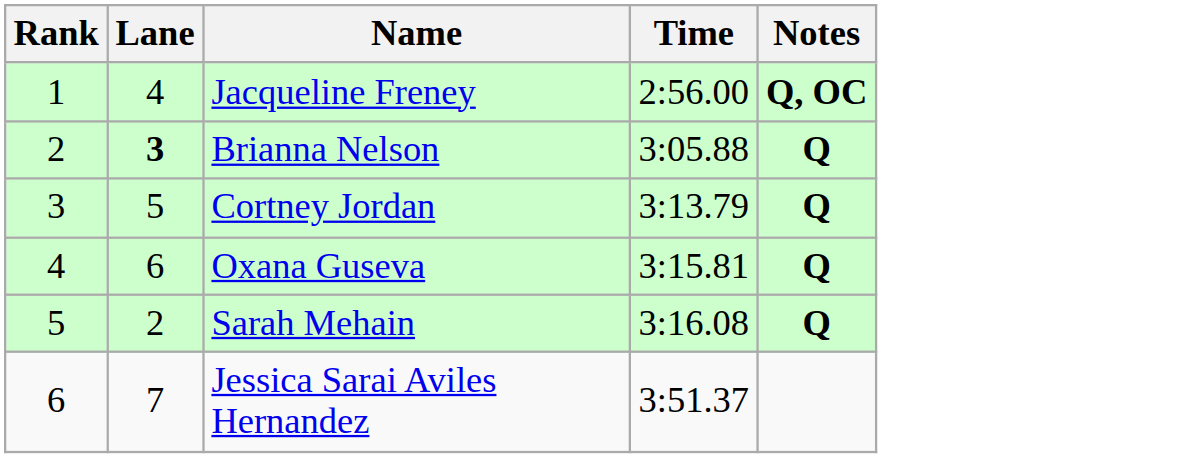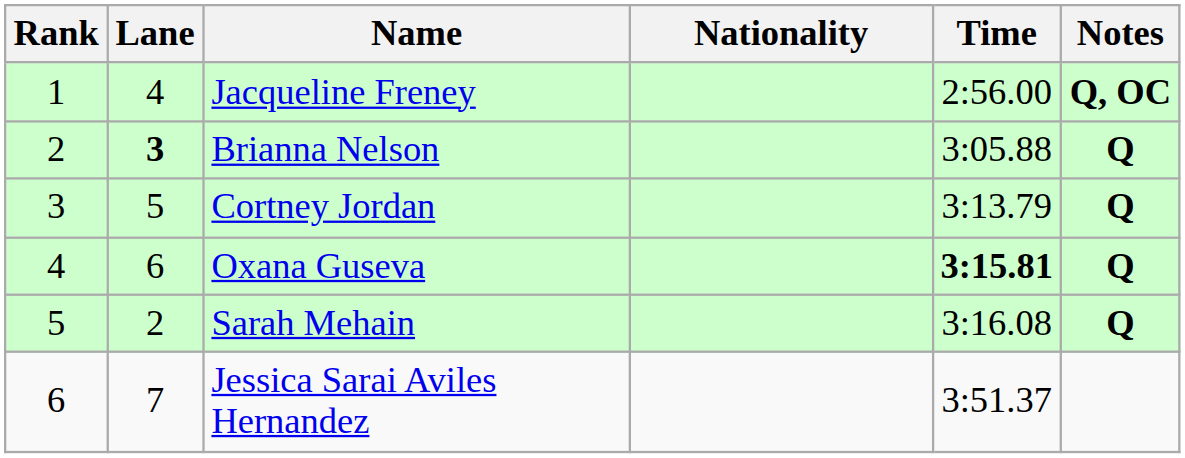+ column: (781, 33)
(694, 264) normal -> (997, 264) bold
